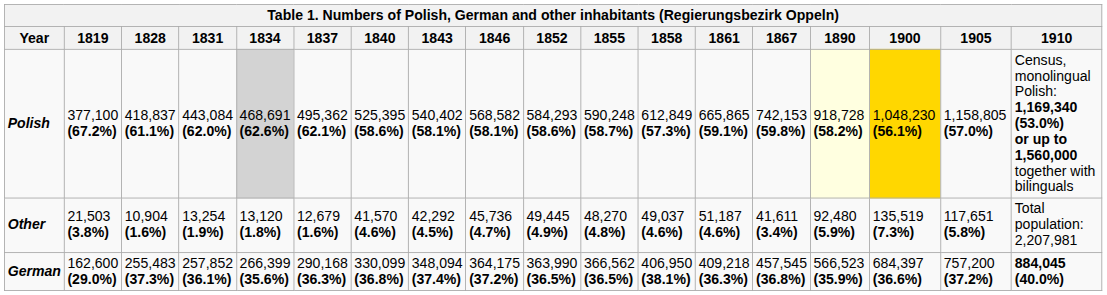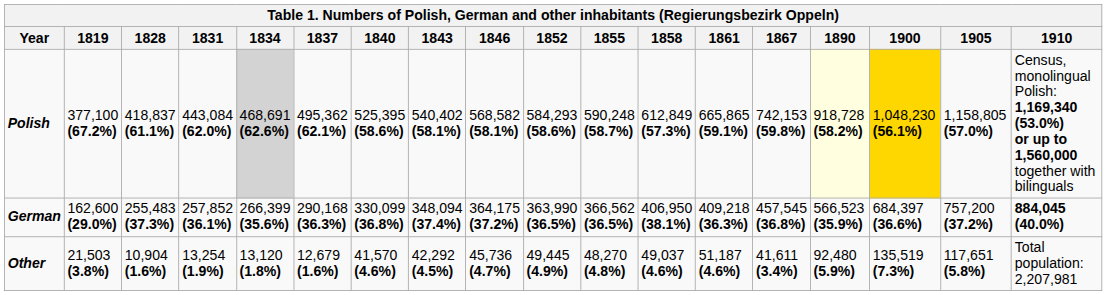rows swapped: (34, 271) <-> (26, 225)
